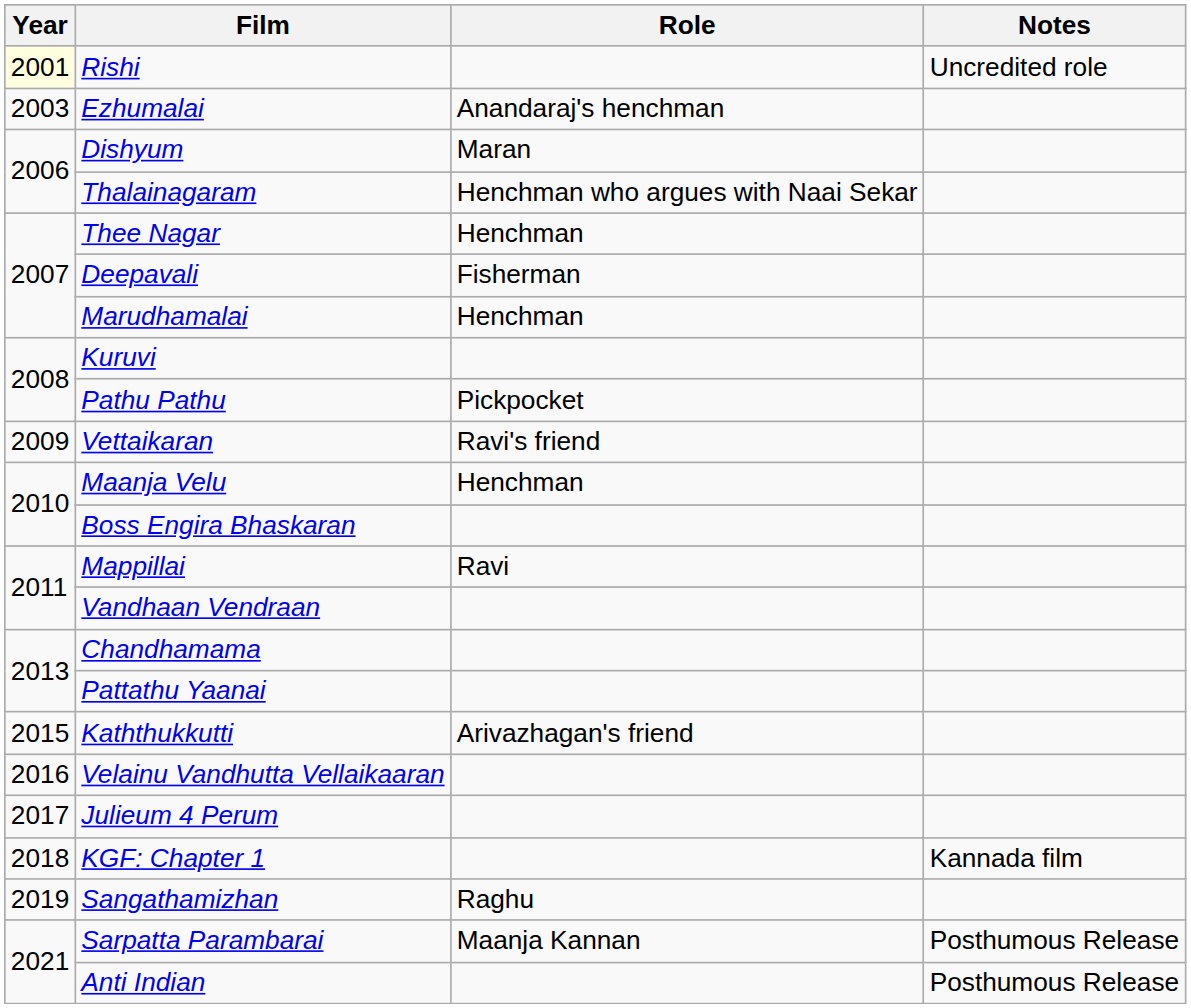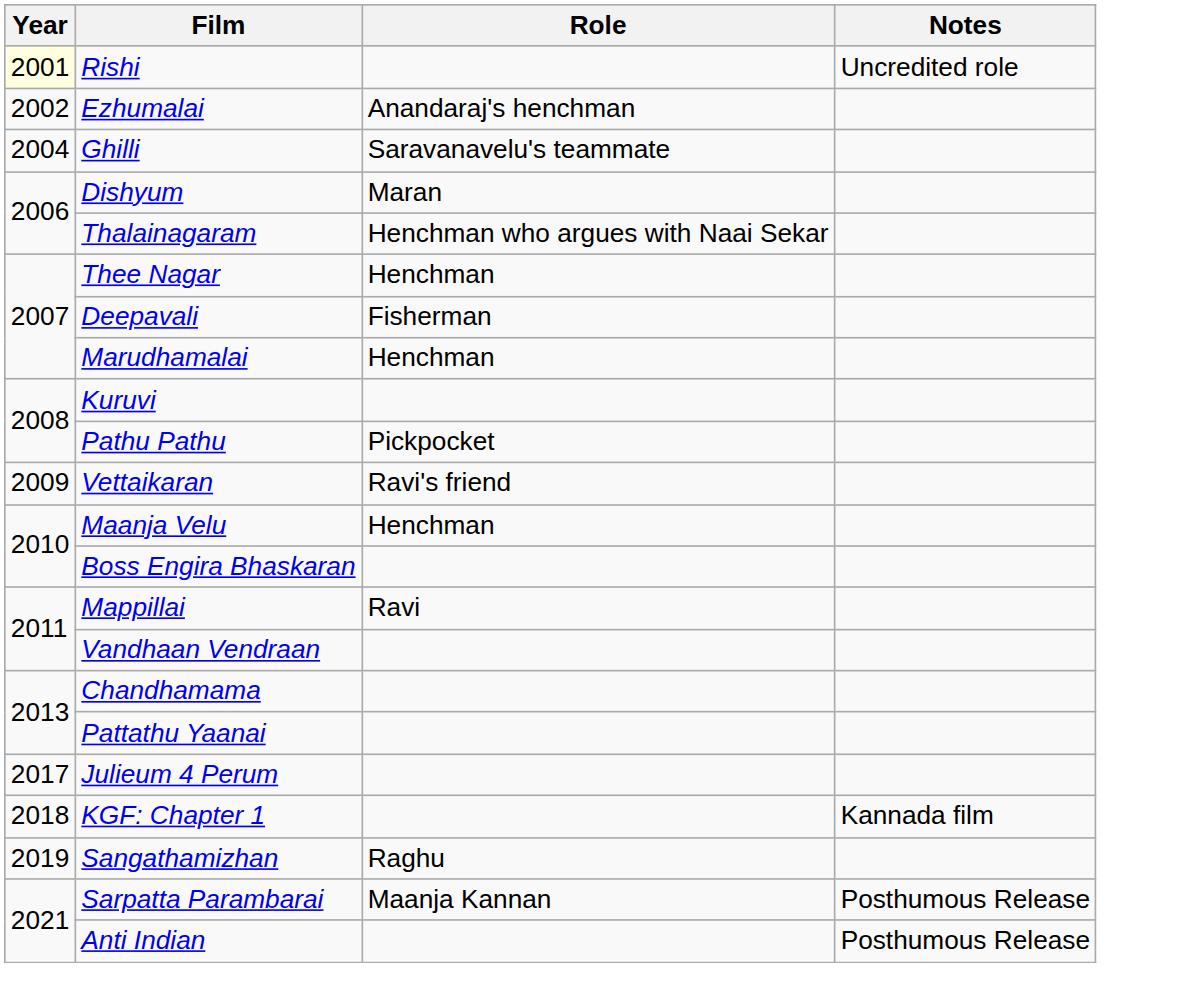(40, 108) 2003 -> (40, 108) 2002
+ row: (110, 150)
- row: (157, 732)
- row: (263, 774)
